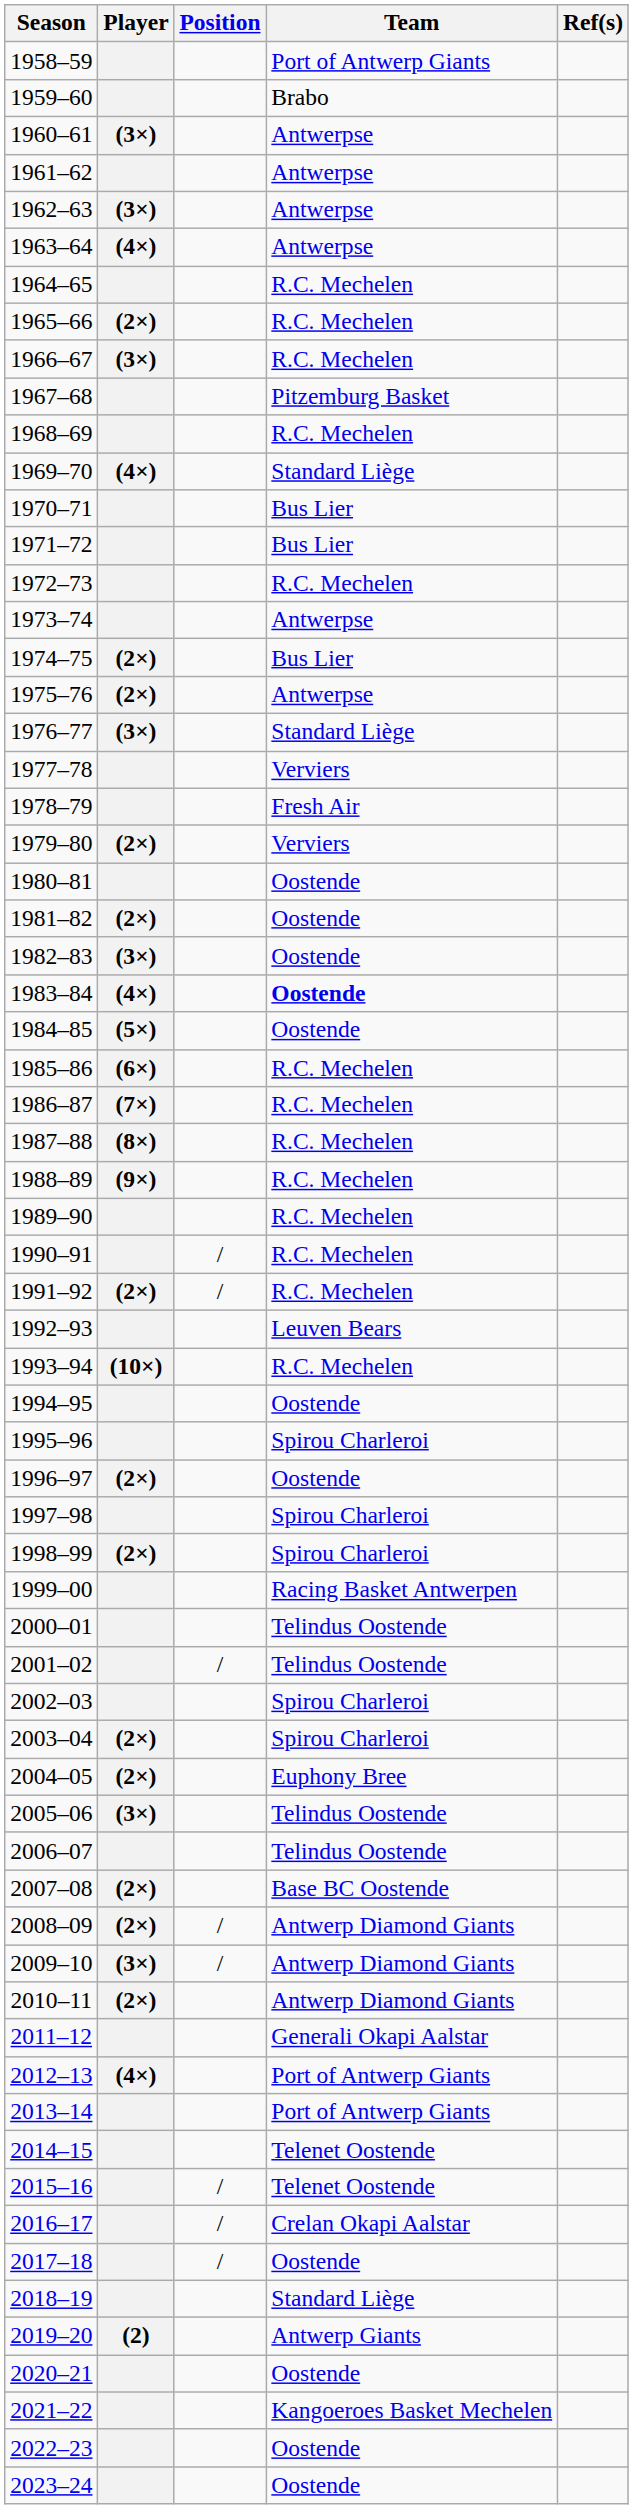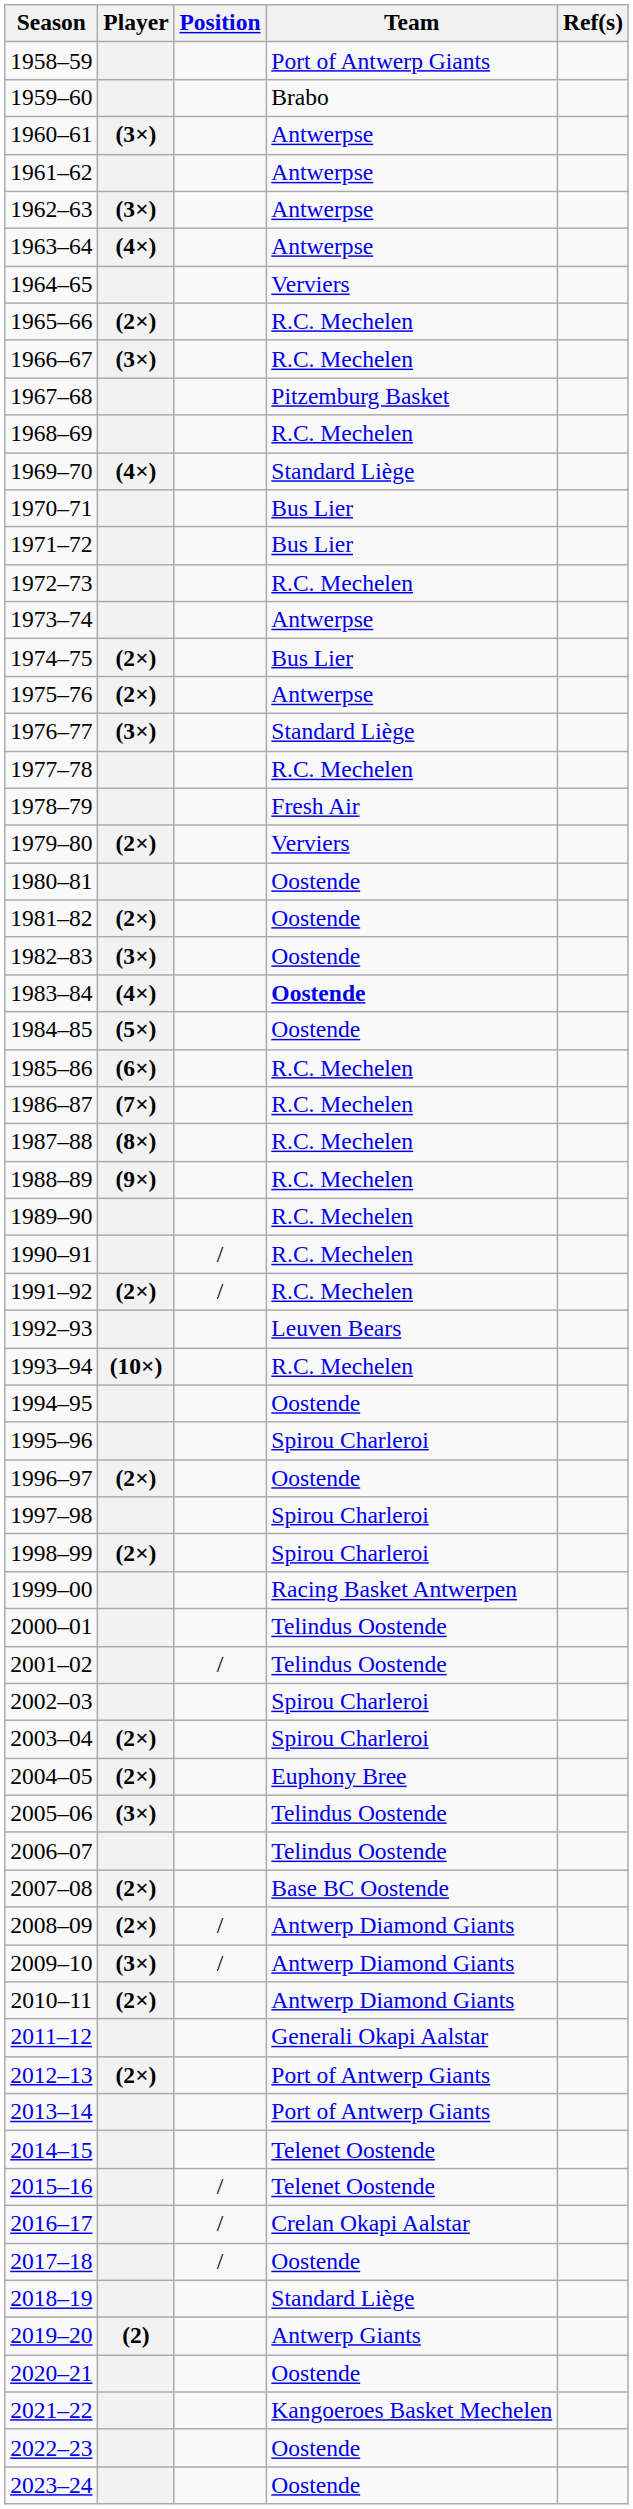(342, 284) R.C. Mechelen -> (311, 284) Verviers
(311, 769) Verviers -> (342, 769) R.C. Mechelen
(136, 2074) (4×) -> (136, 2074) (2×)
